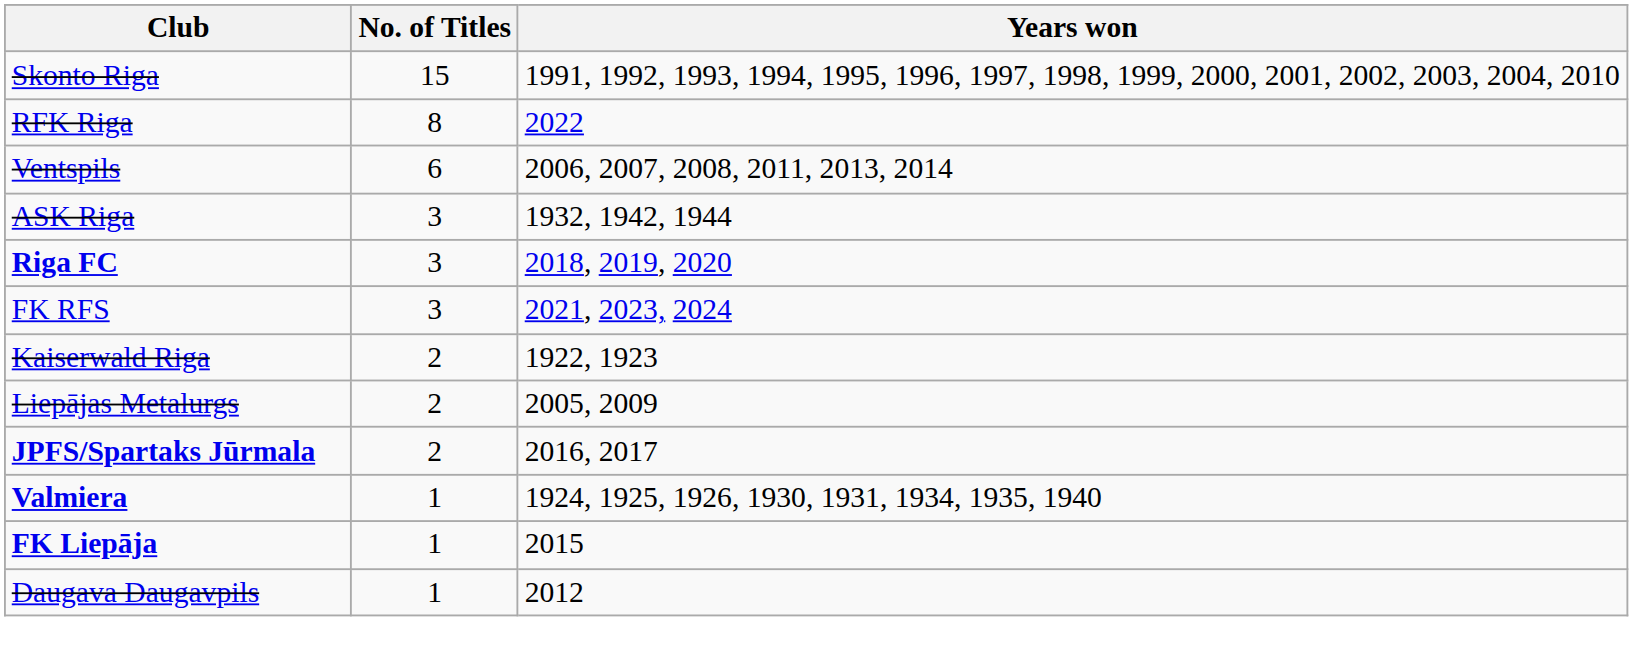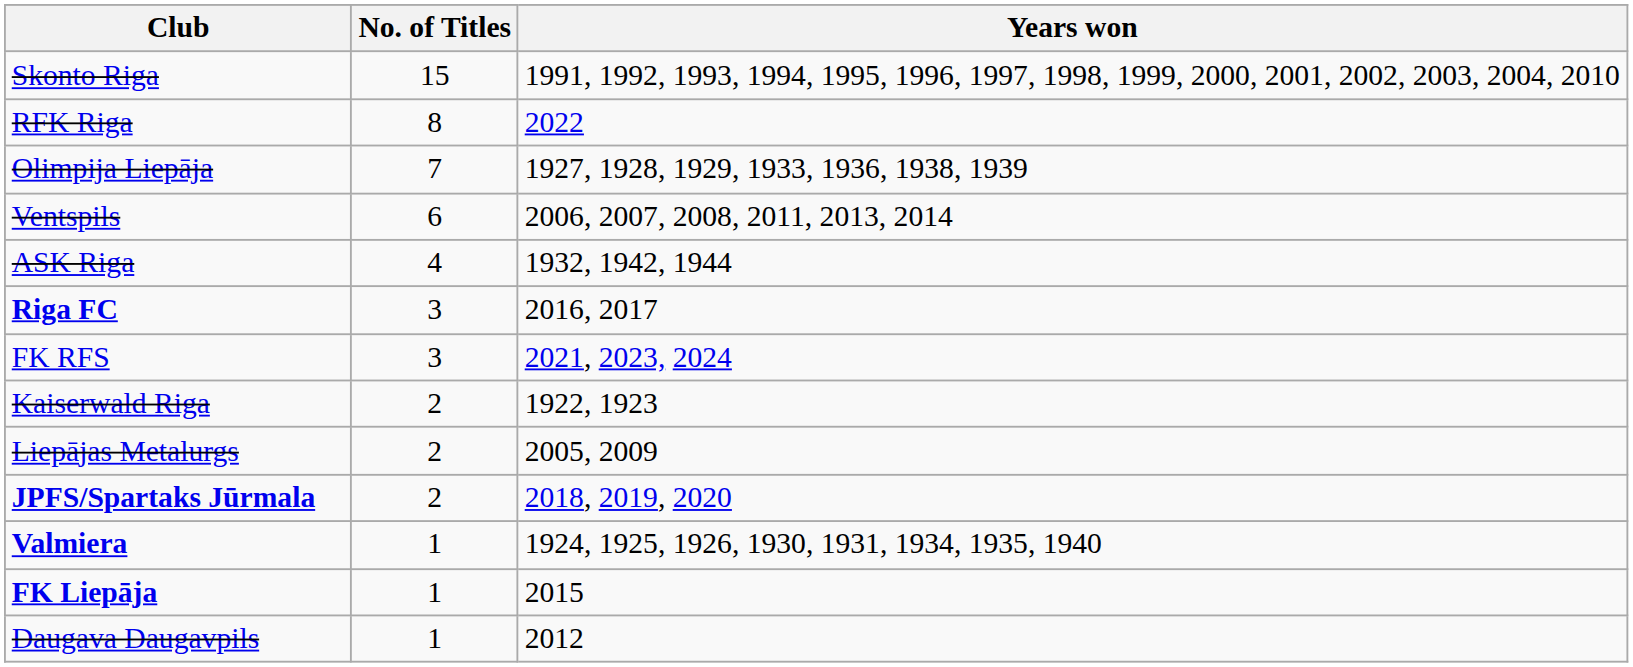+ row: (112, 168)
(435, 215) 3 -> (435, 262) 4
(628, 262) 2018, 2019, 2020 -> (591, 309) 2016, 2017
(591, 450) 2016, 2017 -> (628, 497) 2018, 2019, 2020
